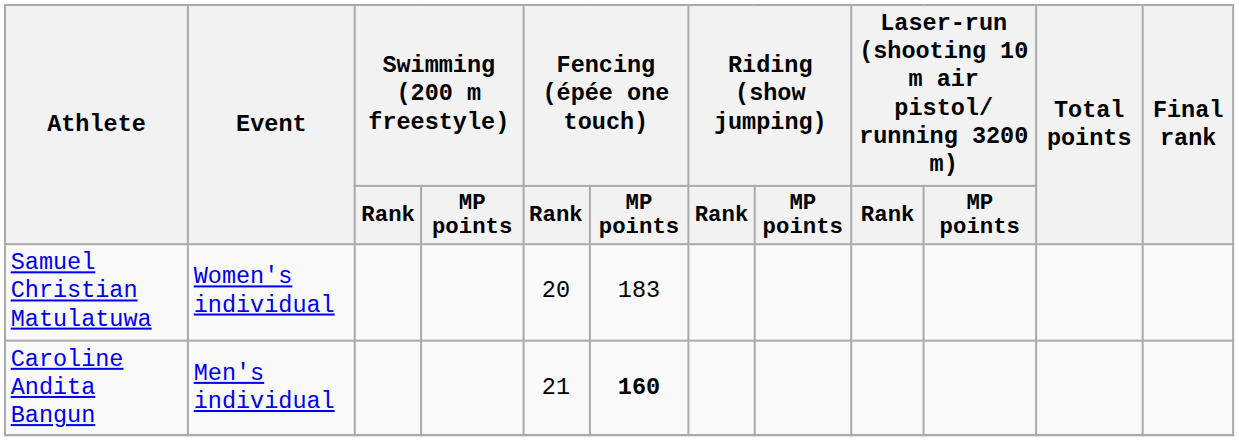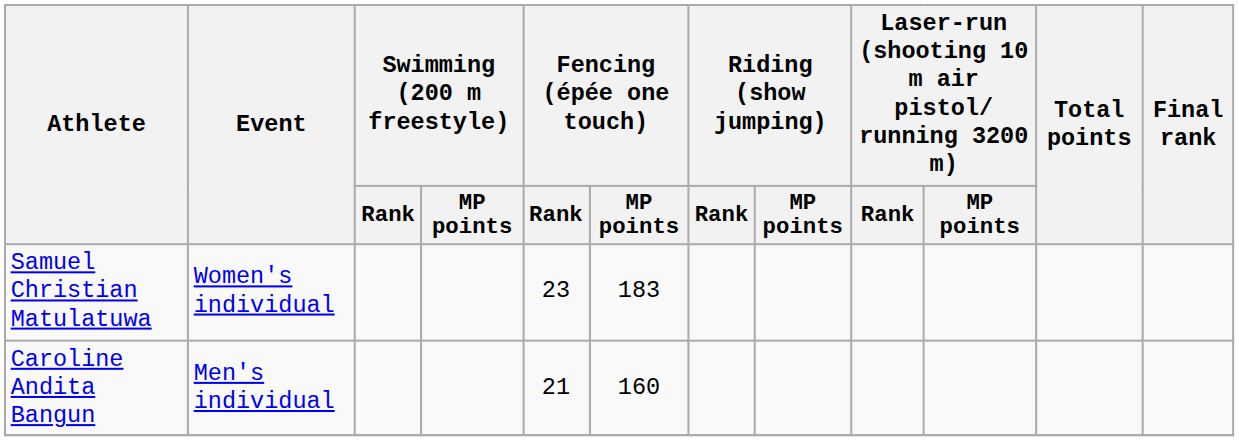(556, 292) 20 -> (556, 292) 23
(639, 388) bold -> (639, 388) normal
